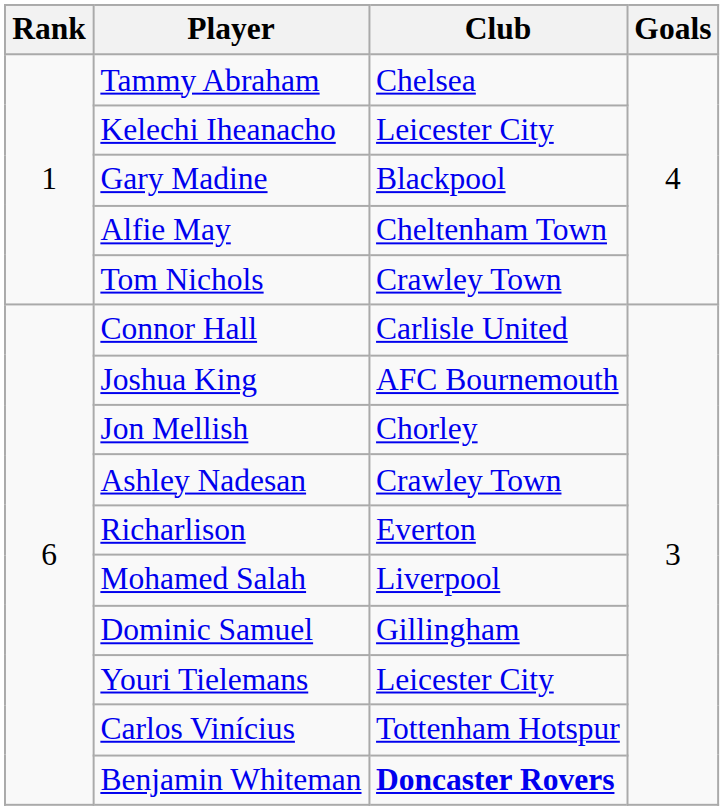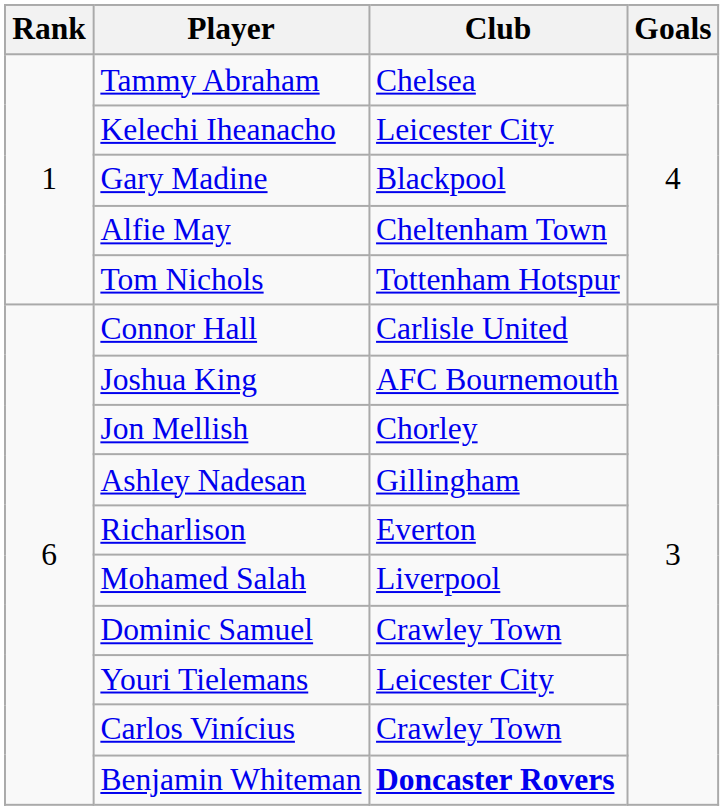(469, 279) Crawley Town -> (498, 279) Tottenham Hotspur
(469, 479) Crawley Town -> (448, 479) Gillingham
(448, 629) Gillingham -> (469, 629) Crawley Town
(498, 729) Tottenham Hotspur -> (469, 729) Crawley Town
